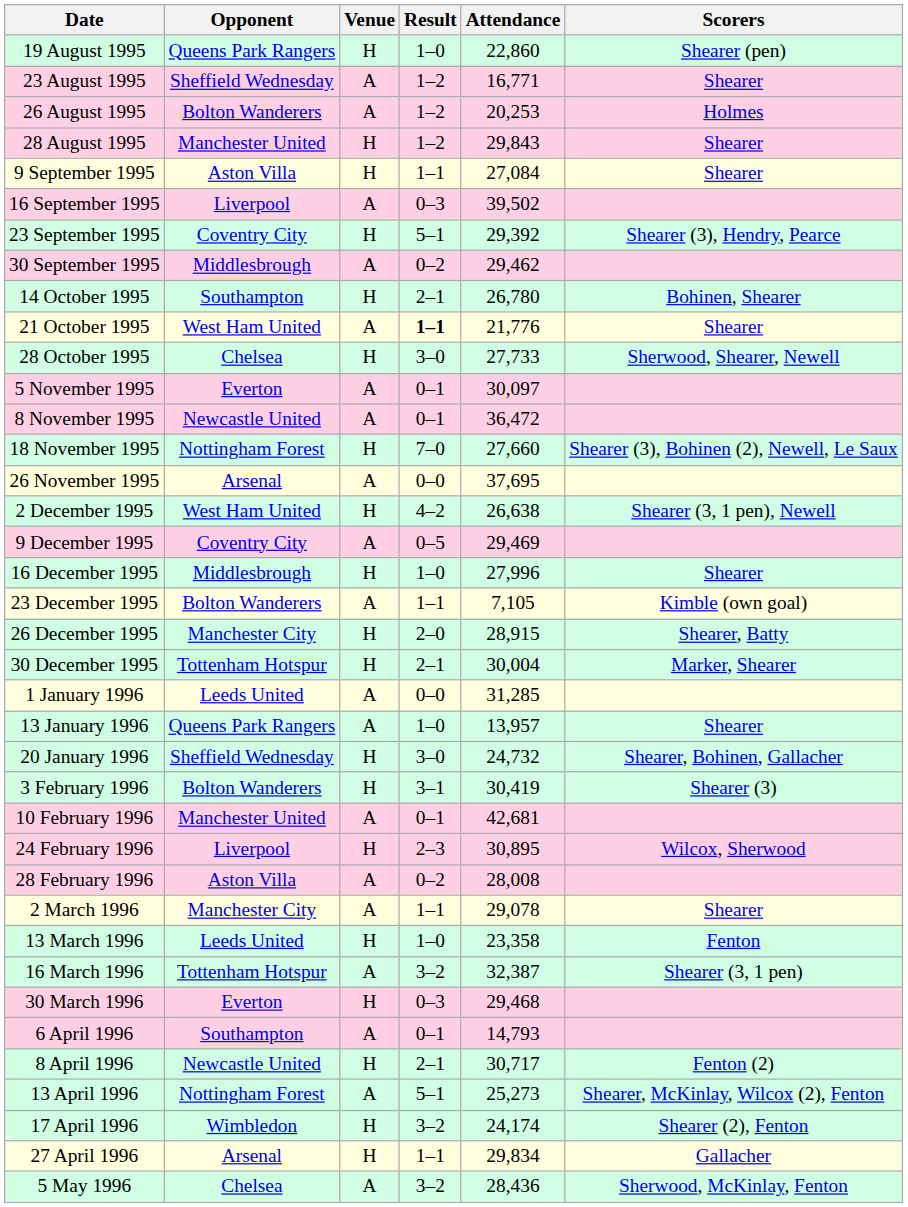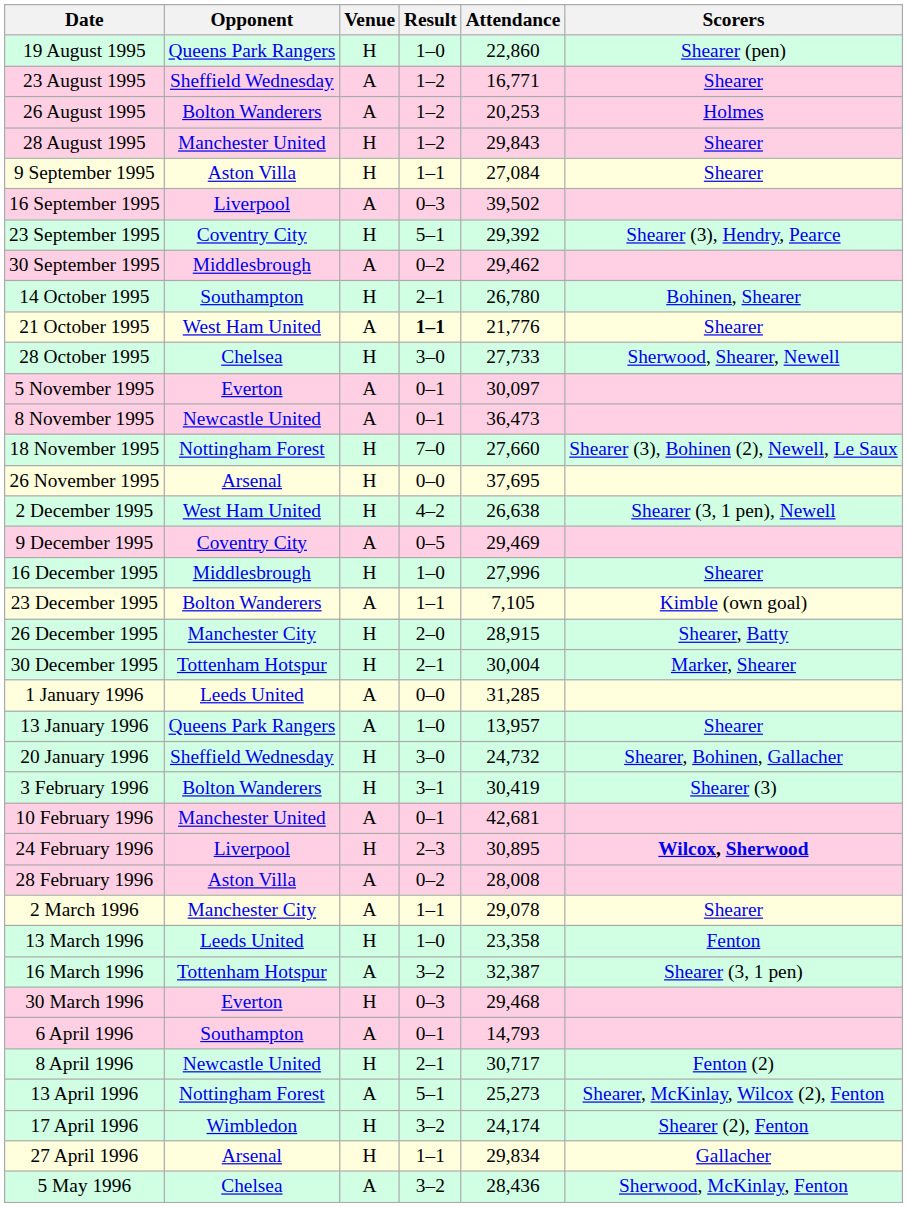(513, 419) 36,472 -> (513, 419) 36,473
(370, 480) A -> (370, 480) H
(733, 848) normal -> (733, 848) bold
